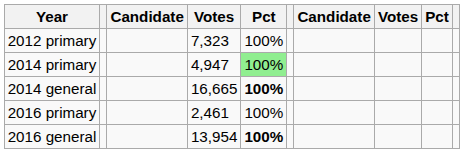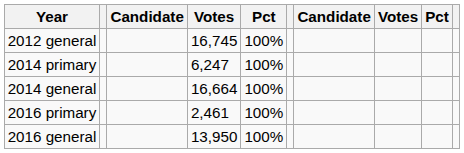- row: (52, 41)
+ row: (52, 41)
(210, 65) 4,947 -> (210, 65) 6,247
(264, 65) lightgreen background -> (264, 65) no background
(214, 89) 16,665 -> (214, 89) 16,664
(264, 89) bold -> (264, 89) normal
(214, 137) 13,954 -> (214, 137) 13,950
(264, 137) bold -> (264, 137) normal
